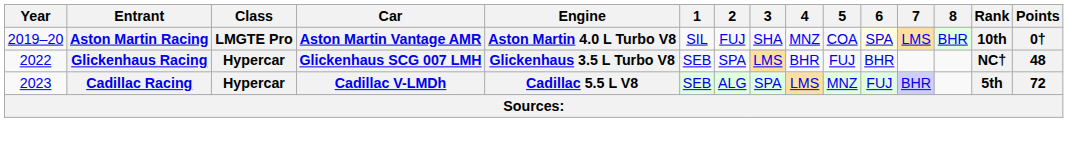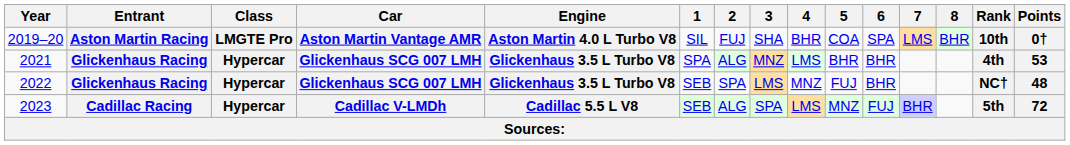(805, 39) MNZ -> (806, 39) BHR
(879, 39) lightyellow background -> (881, 39) no background
+ row: (36, 61)
(805, 61) BHR -> (806, 84) MNZ
